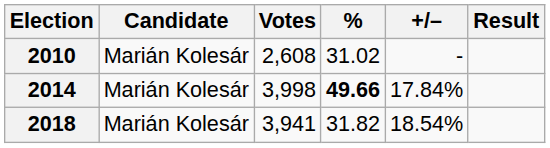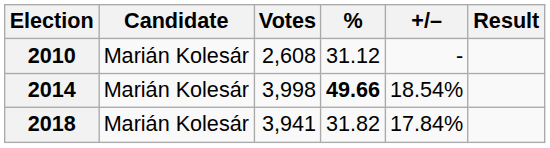(353, 55) 31.02 -> (353, 55) 31.12
(427, 90) 17.84% -> (427, 90) 18.54%
(427, 124) 18.54% -> (427, 124) 17.84%
